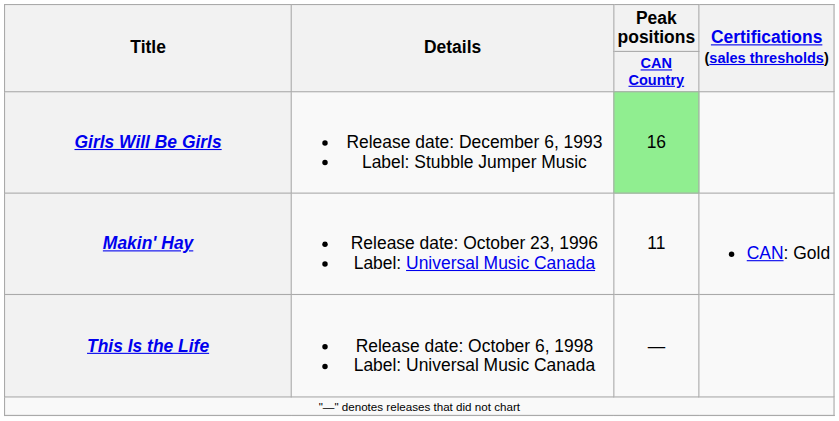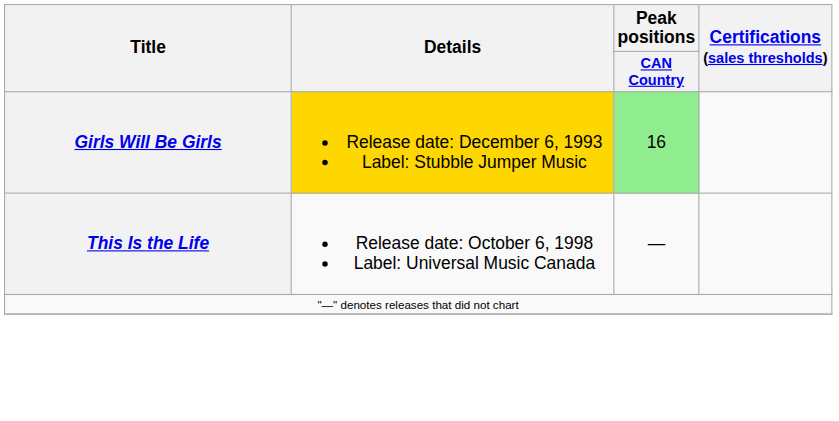(453, 152) no background -> (453, 152) gold background
- row: (148, 244)
